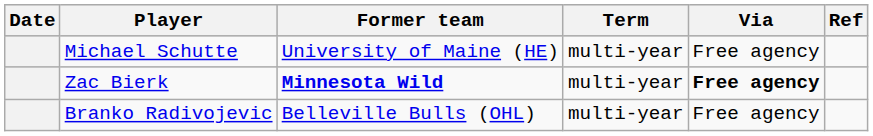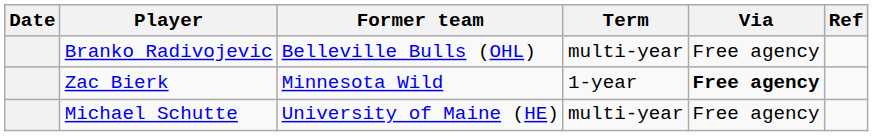rows swapped: (169, 114) <-> (151, 52)
(363, 83) bold -> (363, 83) normal
(626, 83) multi-year -> (603, 83) 1-year
